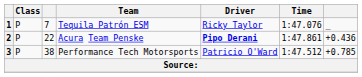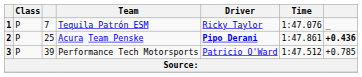(49, 38) 22 -> (49, 38) 25
(341, 38) normal -> (341, 38) bold
(49, 52) 38 -> (49, 52) 39
